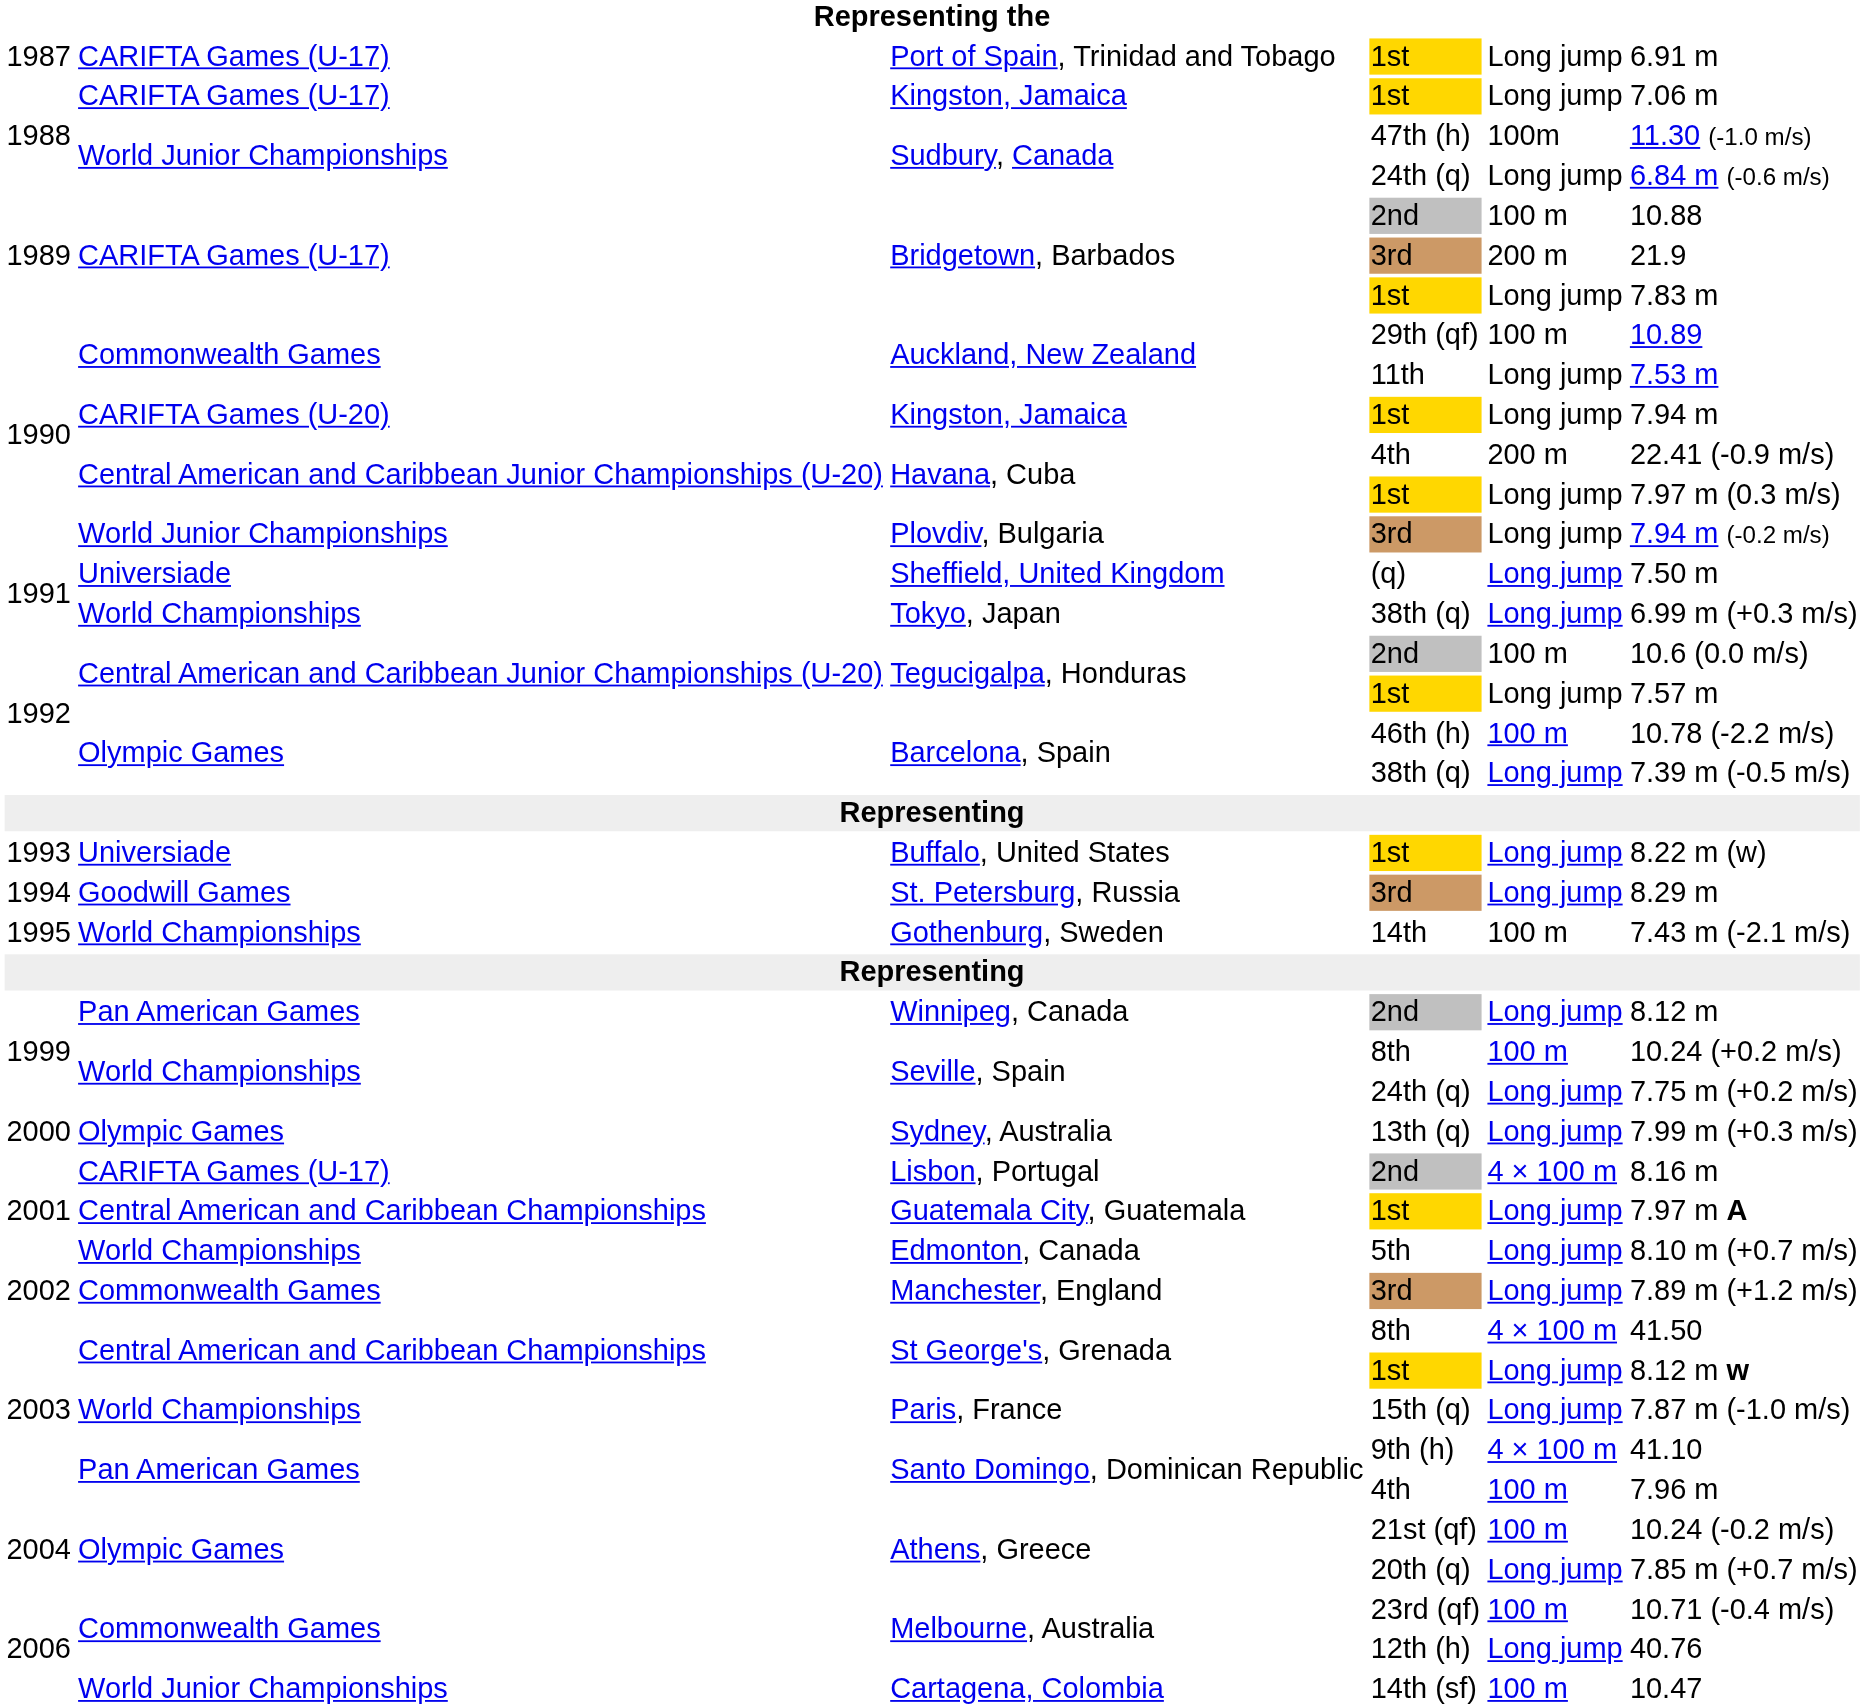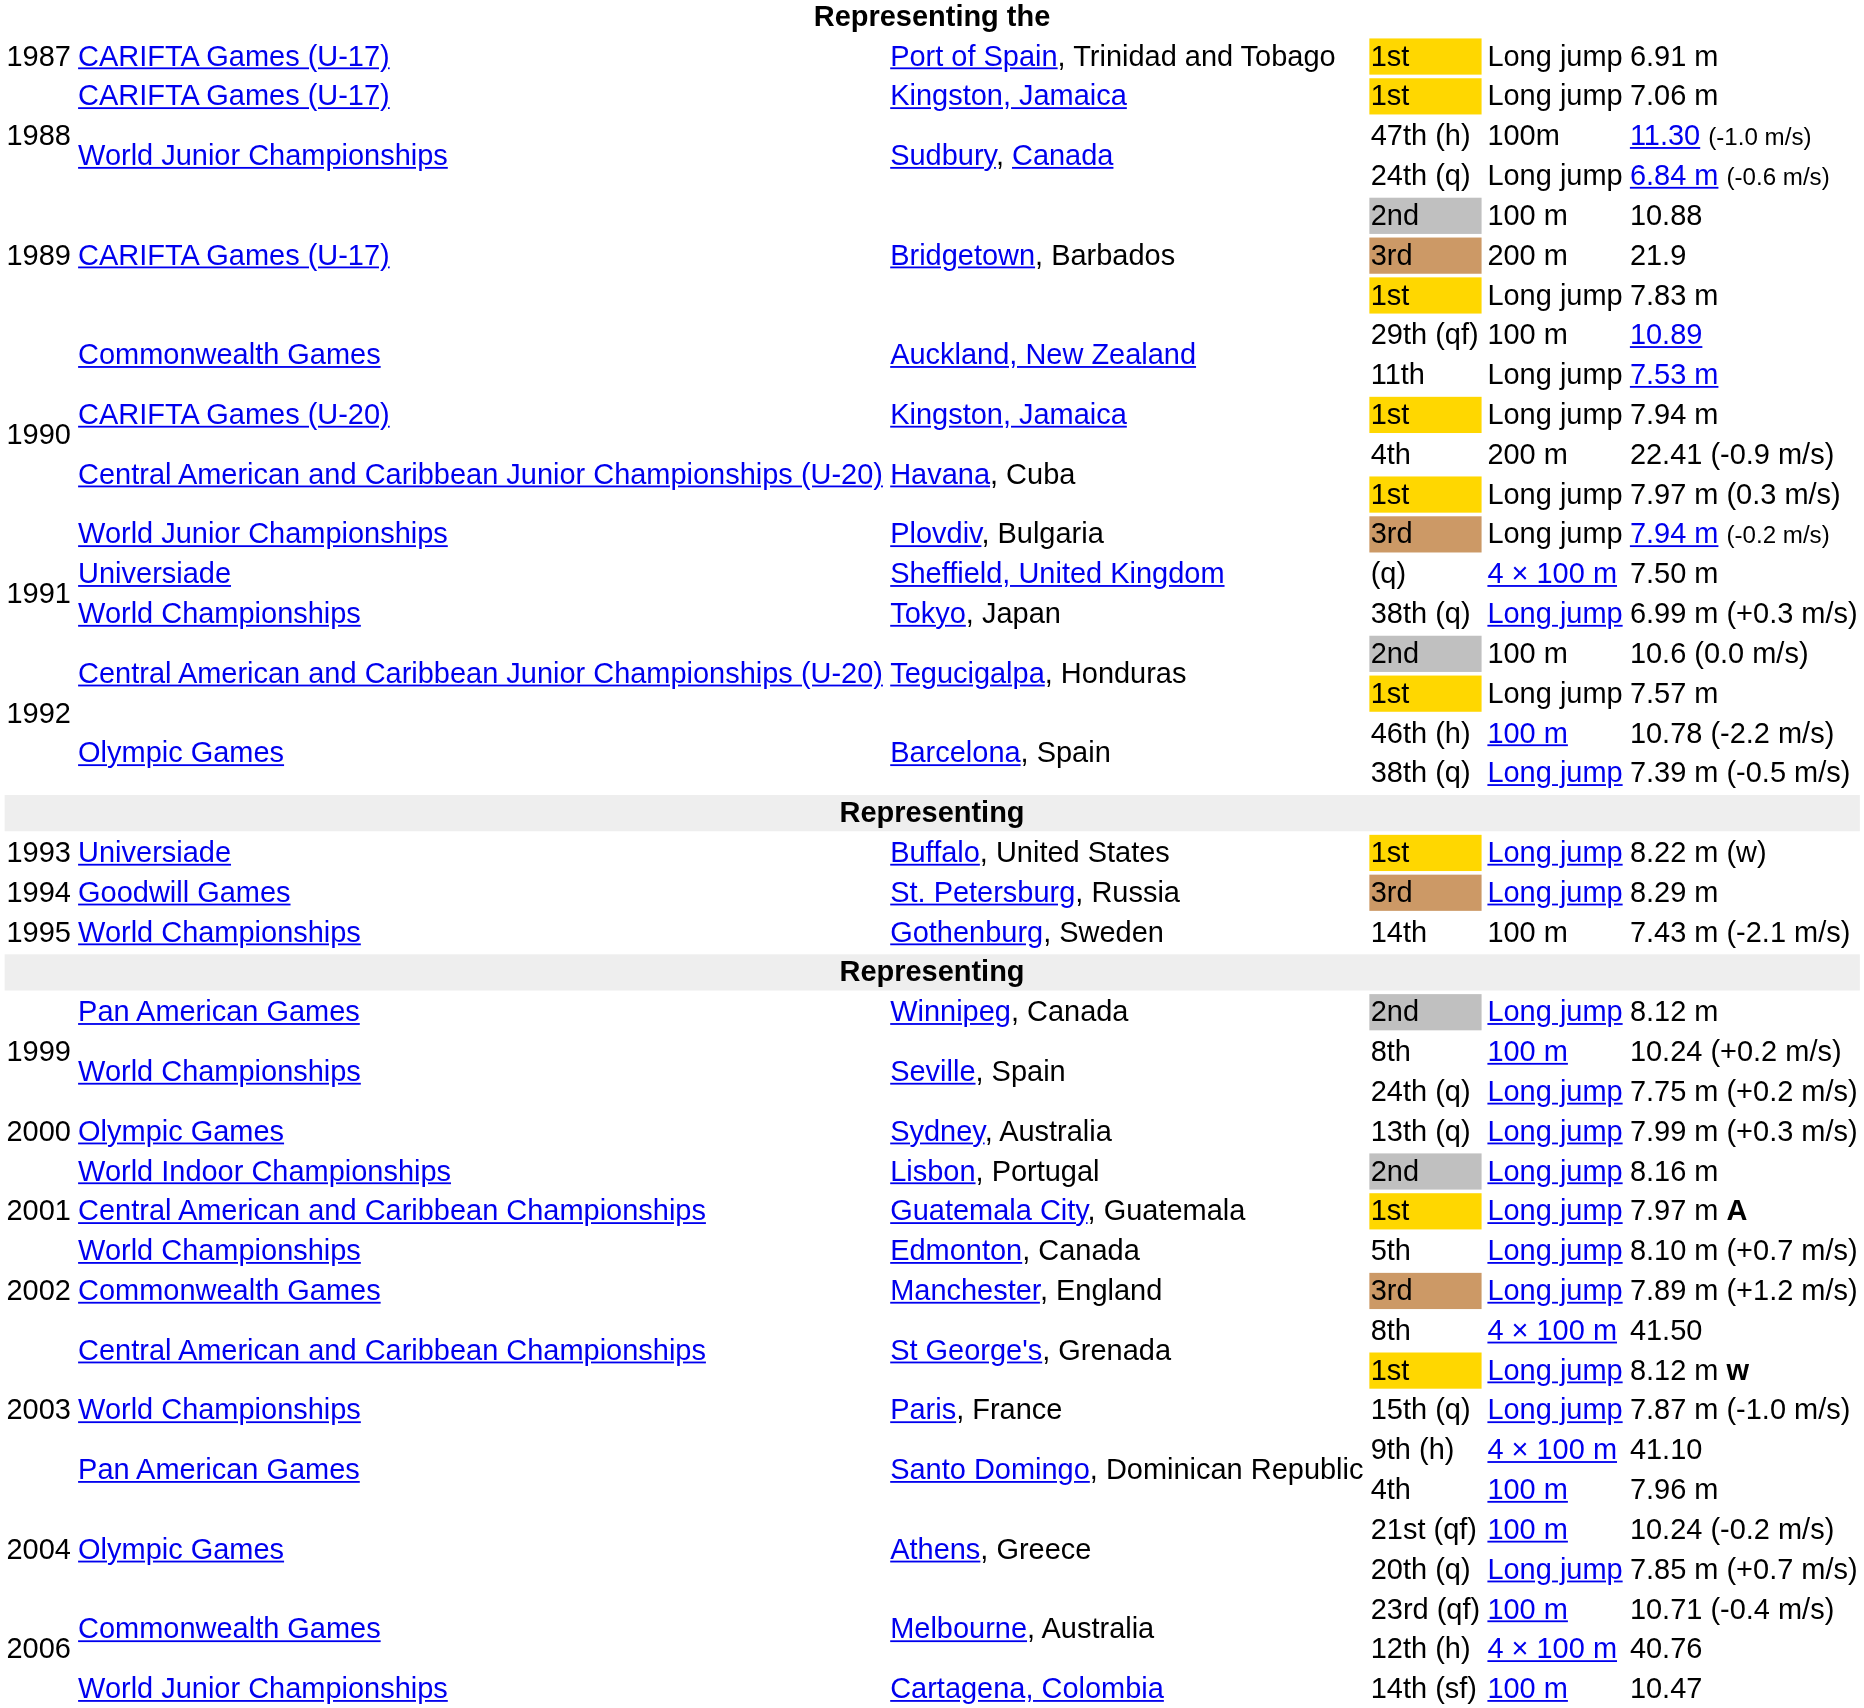(1555, 573) Long jump -> (1552, 573) 4 × 100 m
(234, 1171) CARIFTA Games (U-17) -> (265, 1171) World Indoor Championships
(1552, 1171) 4 × 100 m -> (1555, 1171) Long jump
(1555, 1648) Long jump -> (1552, 1648) 4 × 100 m
